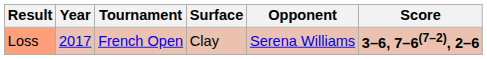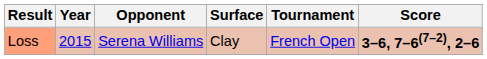columns swapped: (141, 16) <-> (303, 16)
(75, 41) 2017 -> (75, 41) 2015
